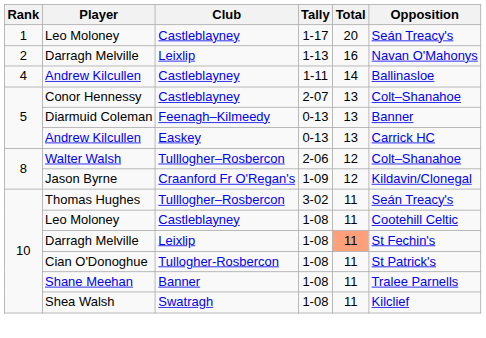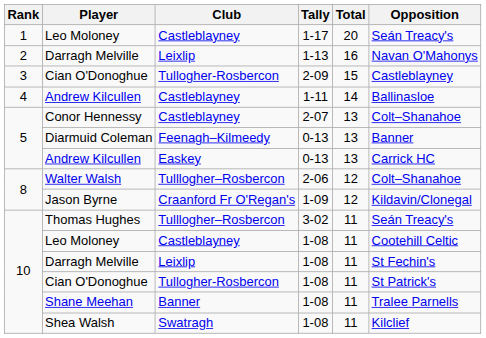+ row: (96, 76)
(351, 240) lightsalmon background -> (351, 261) no background
